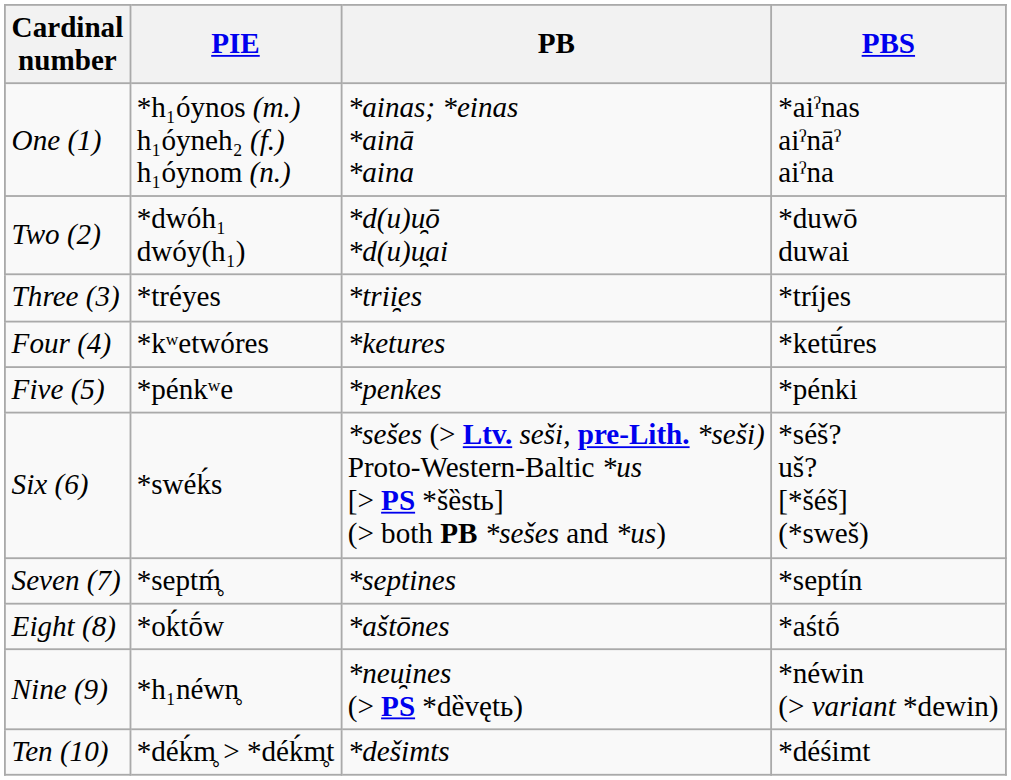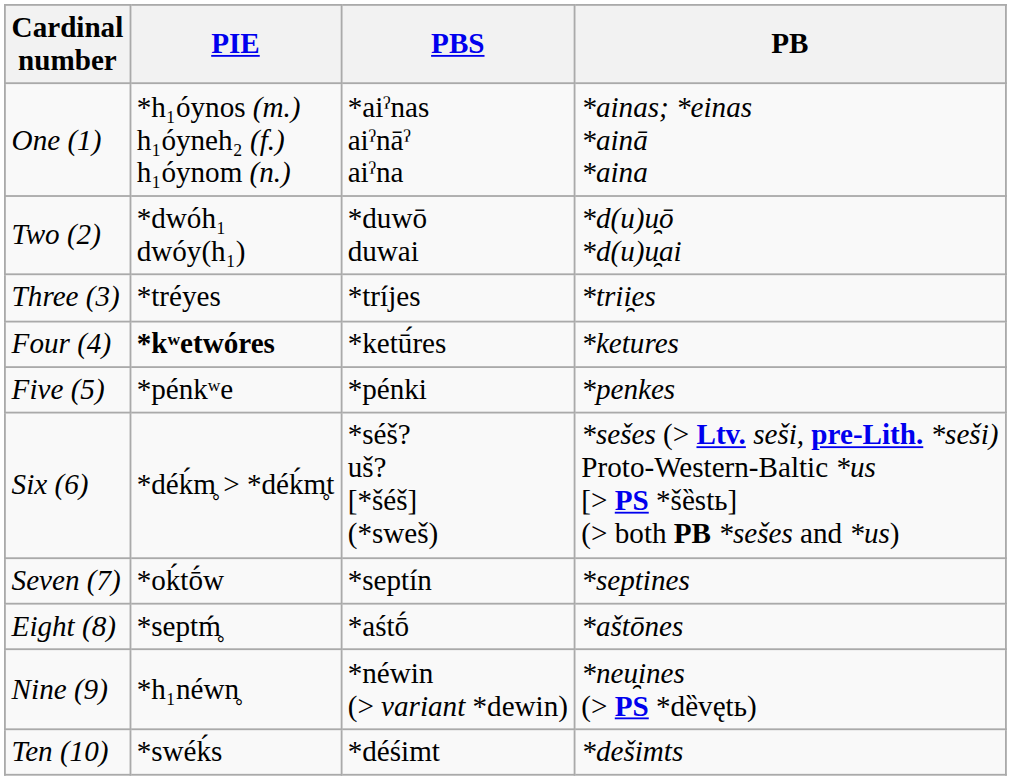columns swapped: (888, 43) <-> (556, 43)
(203, 343) normal -> (206, 343) bold
(180, 484) *swéḱs -> (235, 484) *déḱm̥ > *déḱm̥t
(179, 580) *septḿ̥ -> (180, 580) *oḱtṓw
(180, 626) *oḱtṓw -> (179, 626) *septḿ̥
(235, 751) *déḱm̥ > *déḱm̥t -> (180, 751) *swéḱs
